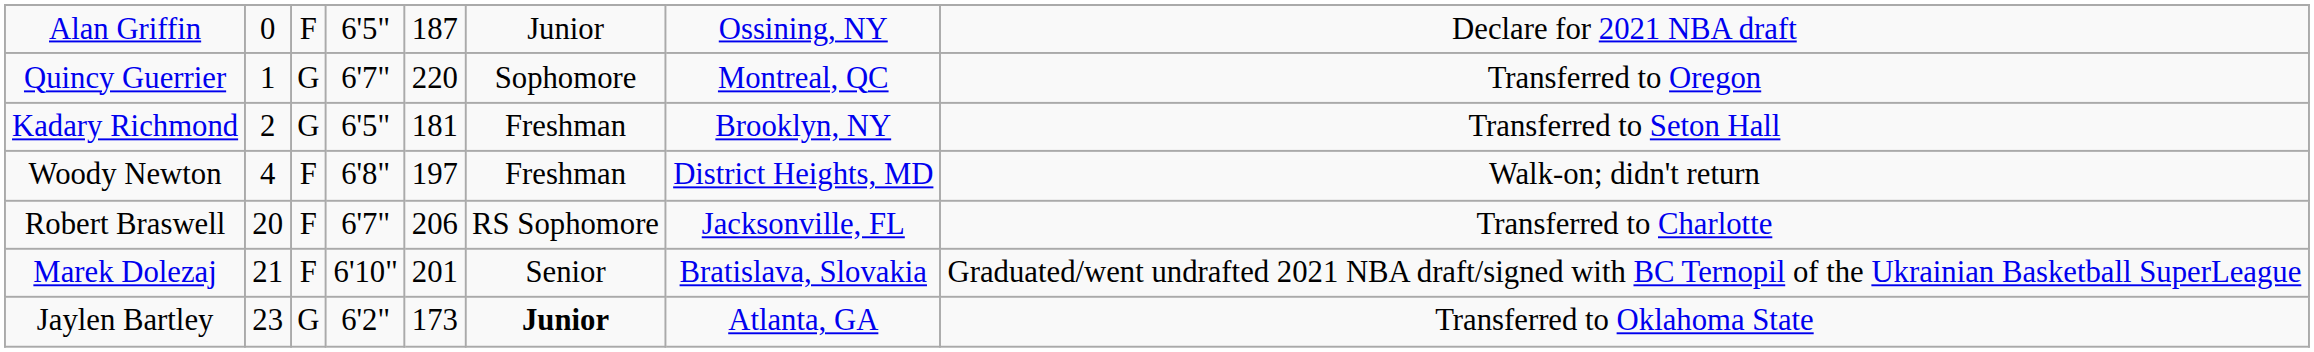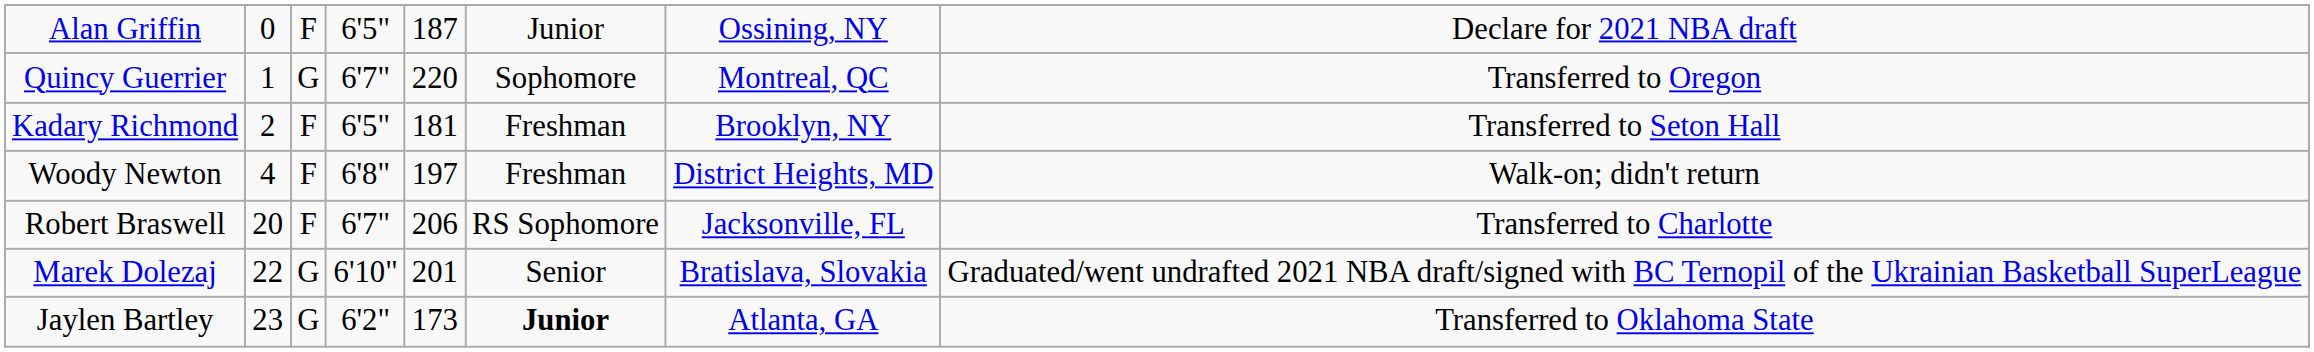(308, 126) G -> (308, 126) F
(268, 272) 21 -> (268, 272) 22
(308, 272) F -> (308, 272) G
